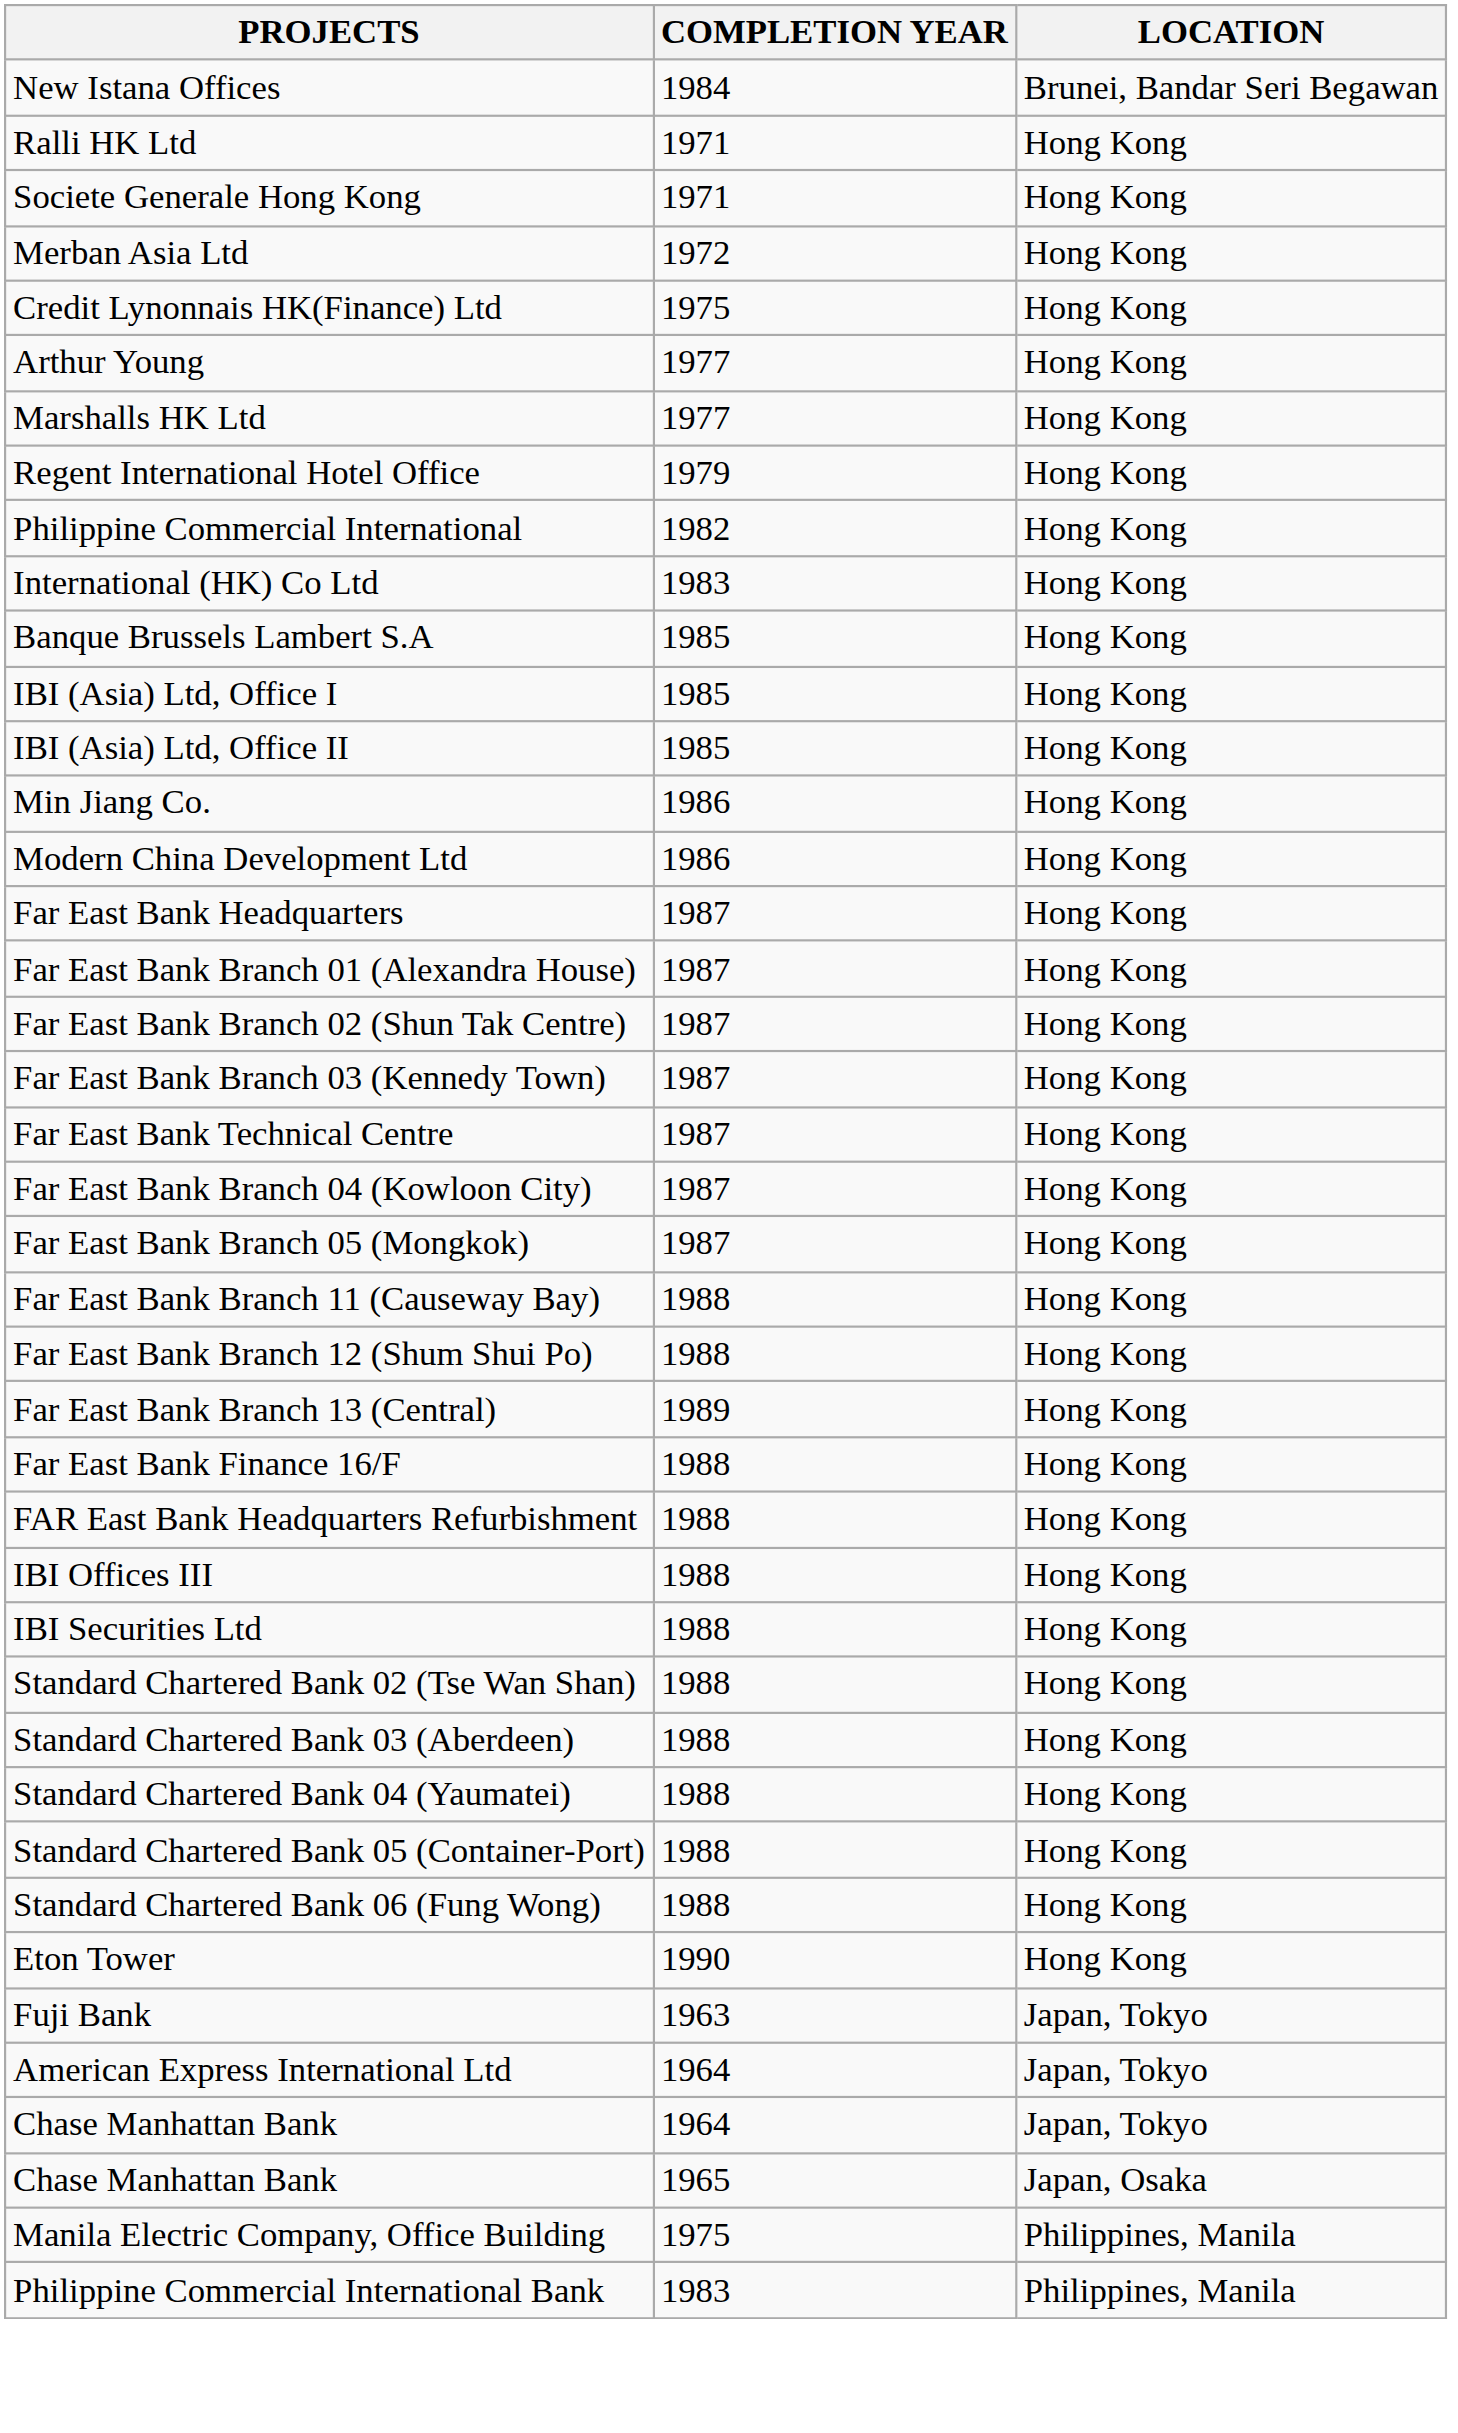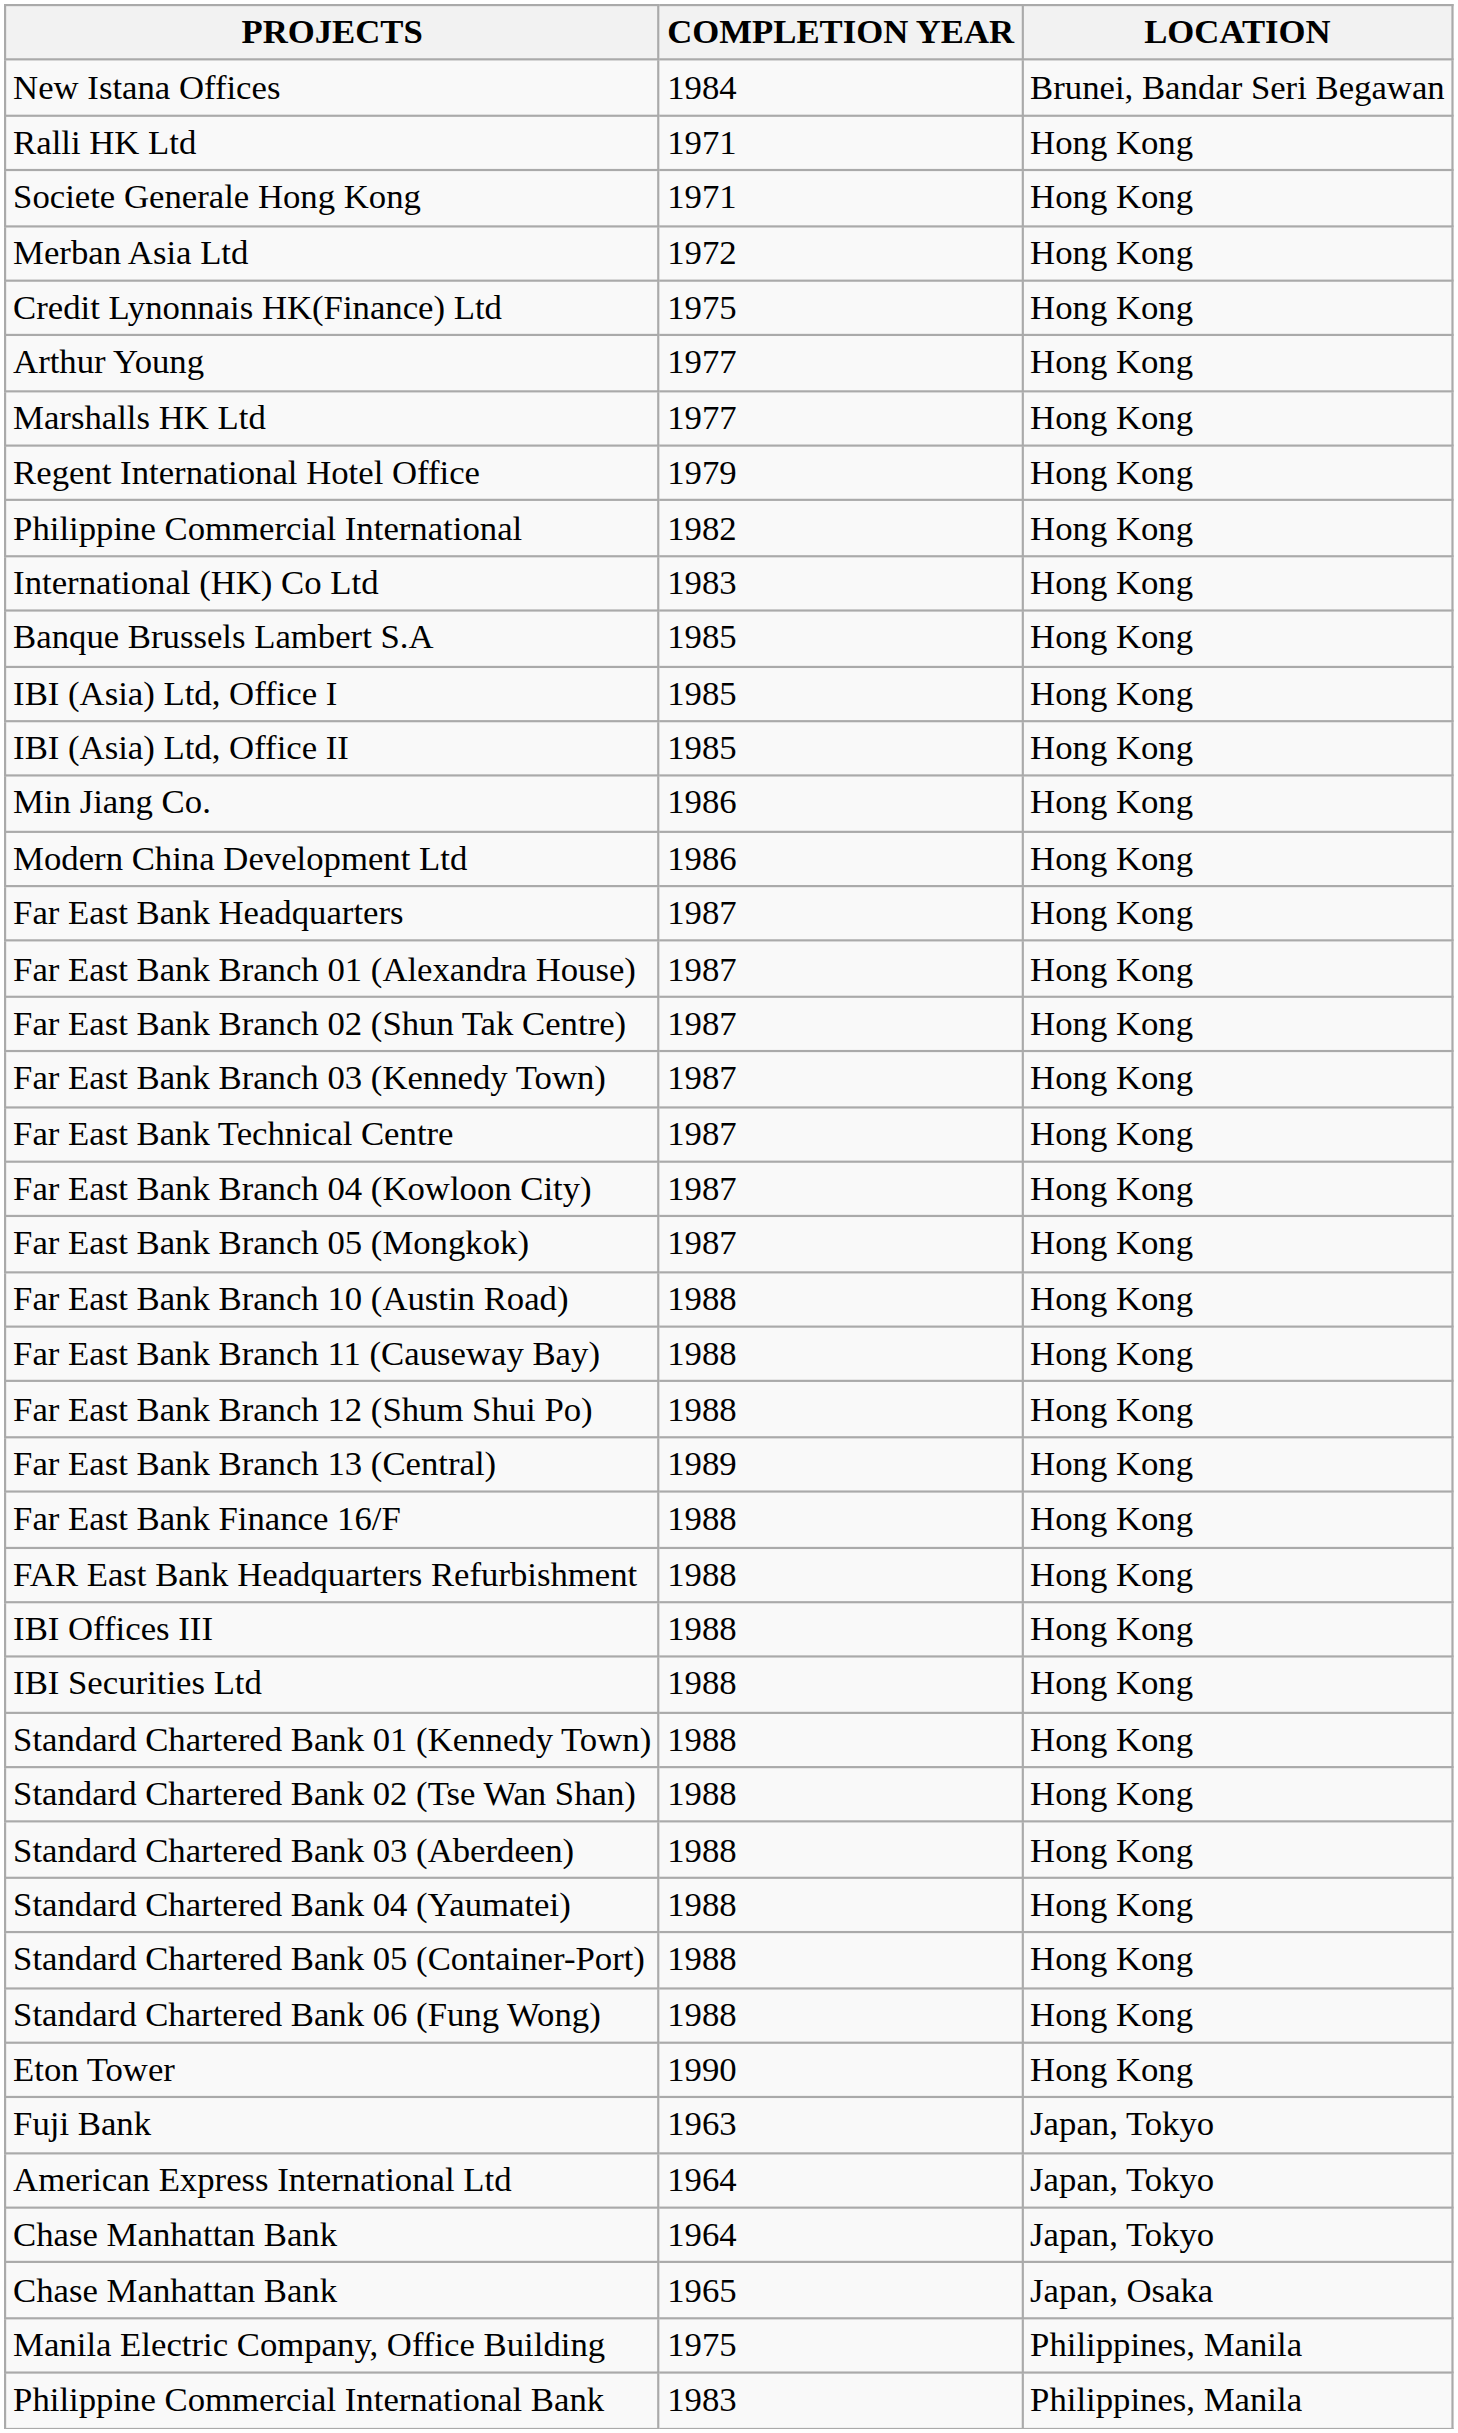+ row: (291, 1298)
+ row: (332, 1739)
